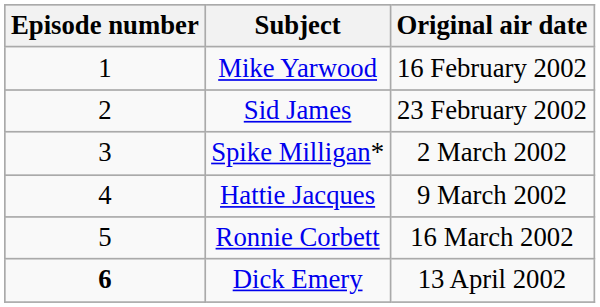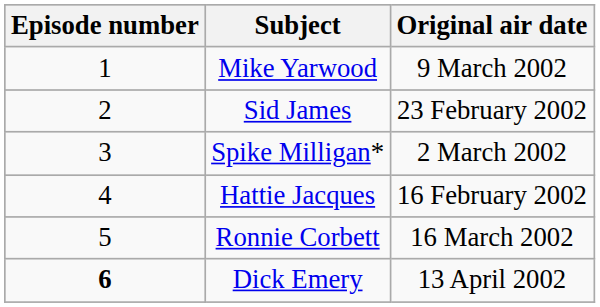(492, 68) 16 February 2002 -> (492, 68) 9 March 2002
(492, 195) 9 March 2002 -> (492, 195) 16 February 2002
